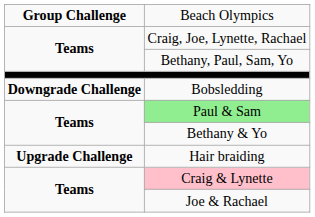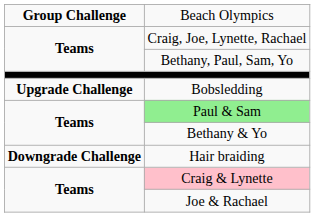(74, 89) Downgrade Challenge -> (74, 89) Upgrade Challenge
(74, 156) Upgrade Challenge -> (74, 156) Downgrade Challenge
